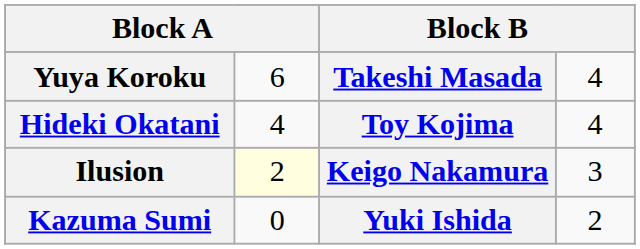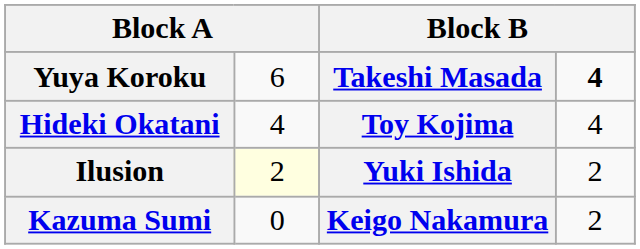(595, 76) normal -> (595, 76) bold
(438, 171) Keigo Nakamura -> (438, 171) Yuki Ishida
(595, 171) 3 -> (595, 171) 2
(438, 219) Yuki Ishida -> (438, 219) Keigo Nakamura
